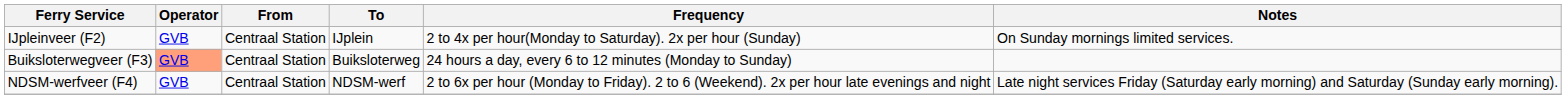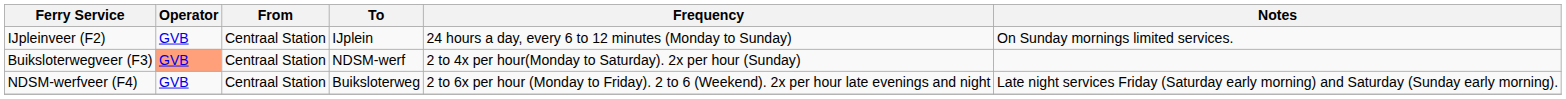(614, 37) 2 to 4x per hour(Monday to Saturday). 2x per hour (Sunday) -> (609, 37) 24 hours a day, every 6 to 12 minutes (Monday to Sunday)
(376, 60) Buiksloterweg -> (369, 60) NDSM-werf
(609, 60) 24 hours a day, every 6 to 12 minutes (Monday to Sunday) -> (614, 60) 2 to 4x per hour(Monday to Saturday). 2x per hour (Sunday)
(369, 82) NDSM-werf -> (376, 82) Buiksloterweg
